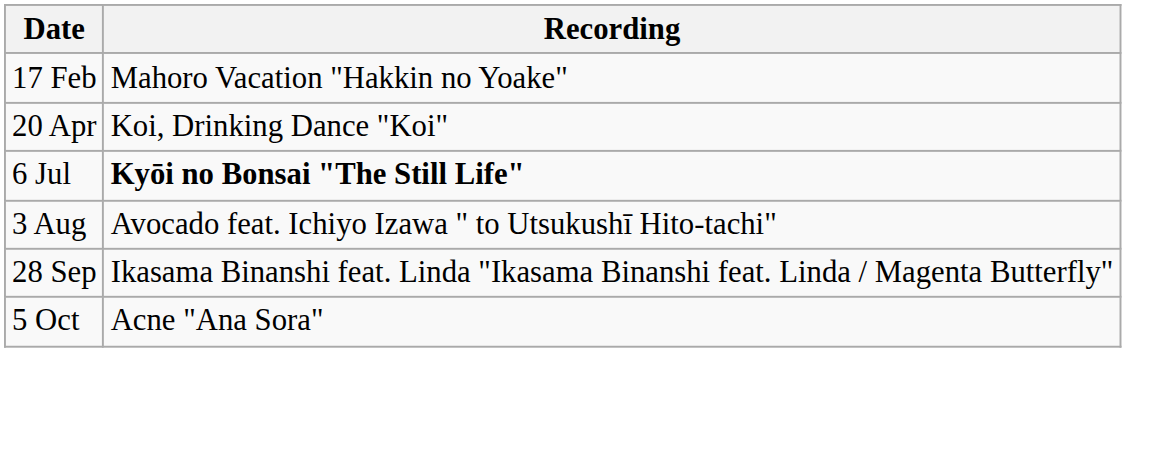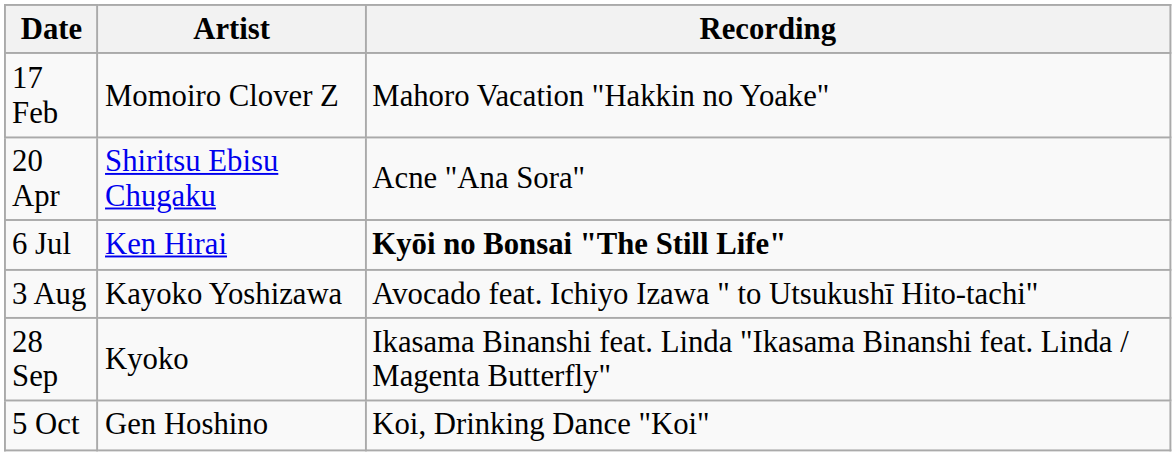+ column: (232, 28)
(279, 126) Koi, Drinking Dance "Koi" -> (479, 178) Acne "Ana Sora"
(217, 321) Acne "Ana Sora" -> (541, 424) Koi, Drinking Dance "Koi"
